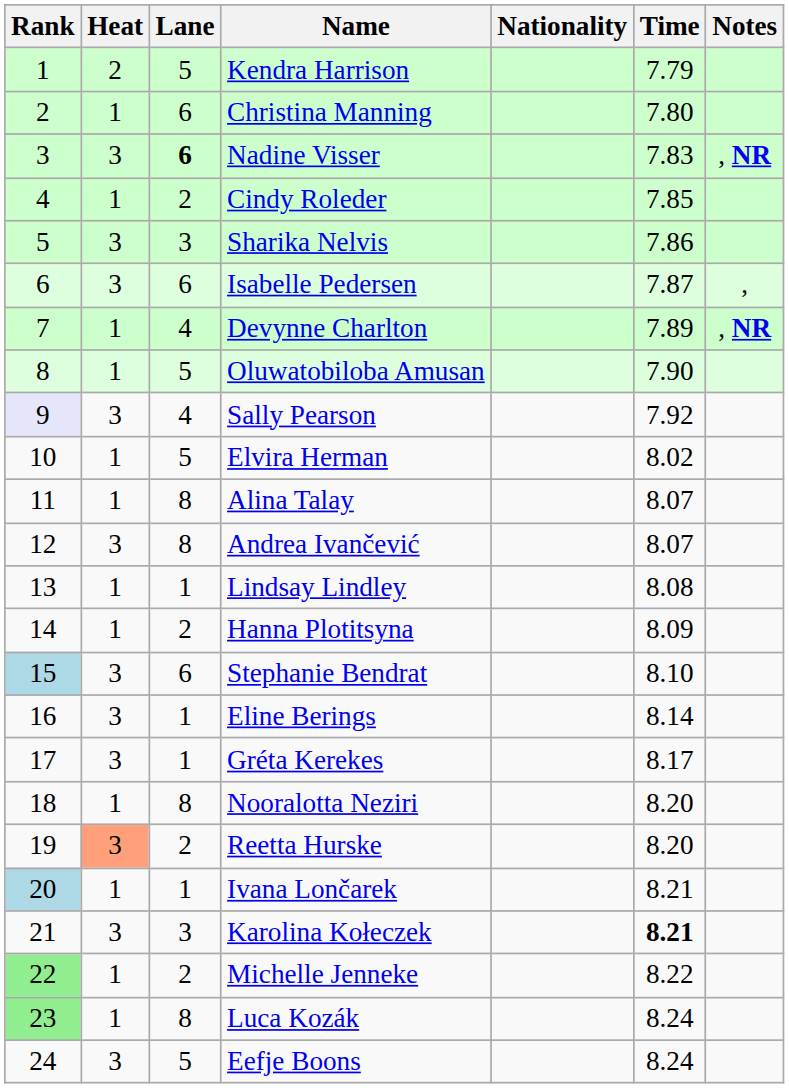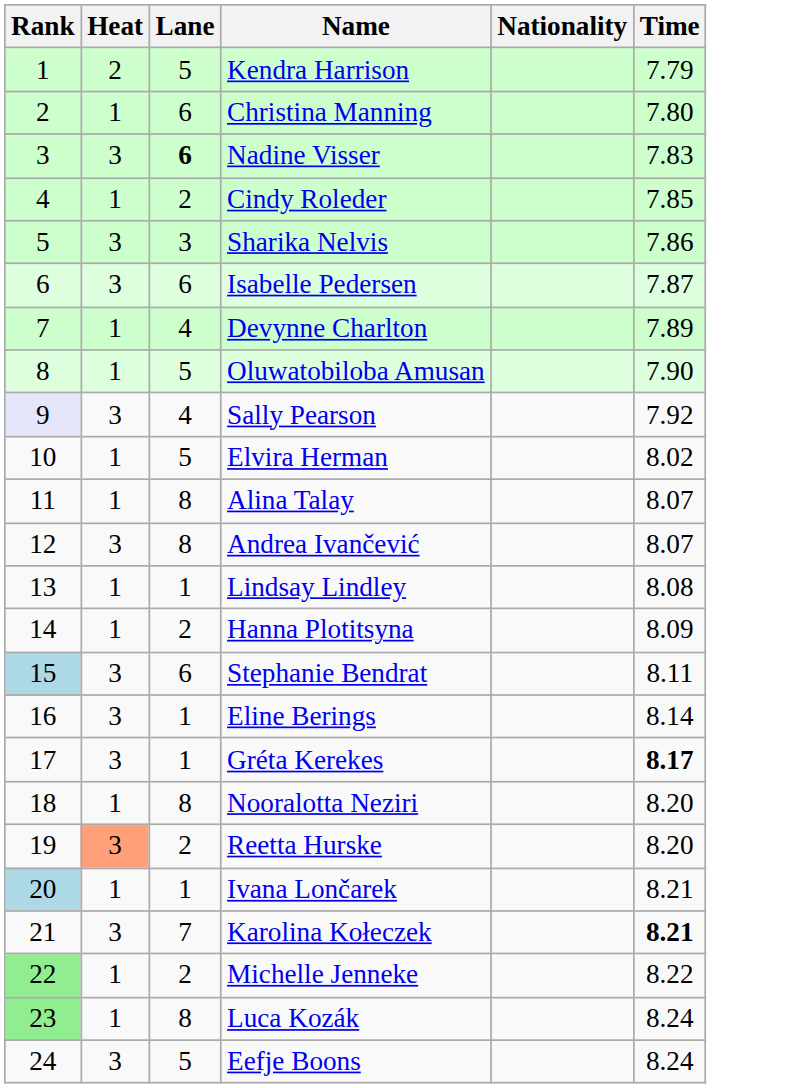- column: (745, 26)
(670, 673) 8.10 -> (670, 673) 8.11
(670, 759) normal -> (670, 759) bold
(185, 931) 3 -> (185, 931) 7
